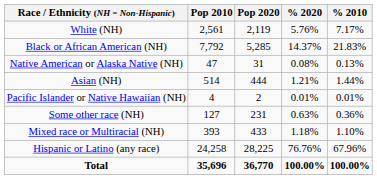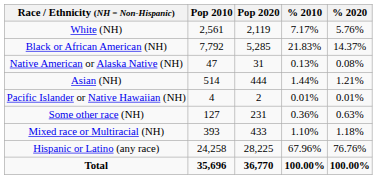columns swapped: (350, 13) <-> (305, 13)
